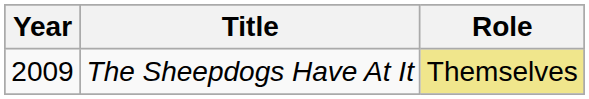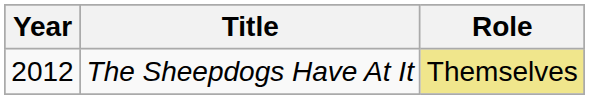(42, 71) 2009 -> (42, 71) 2012
